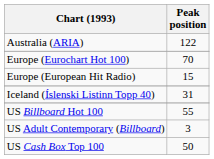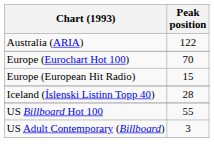(188, 94) 31 -> (188, 94) 28
- row: (55, 146)
